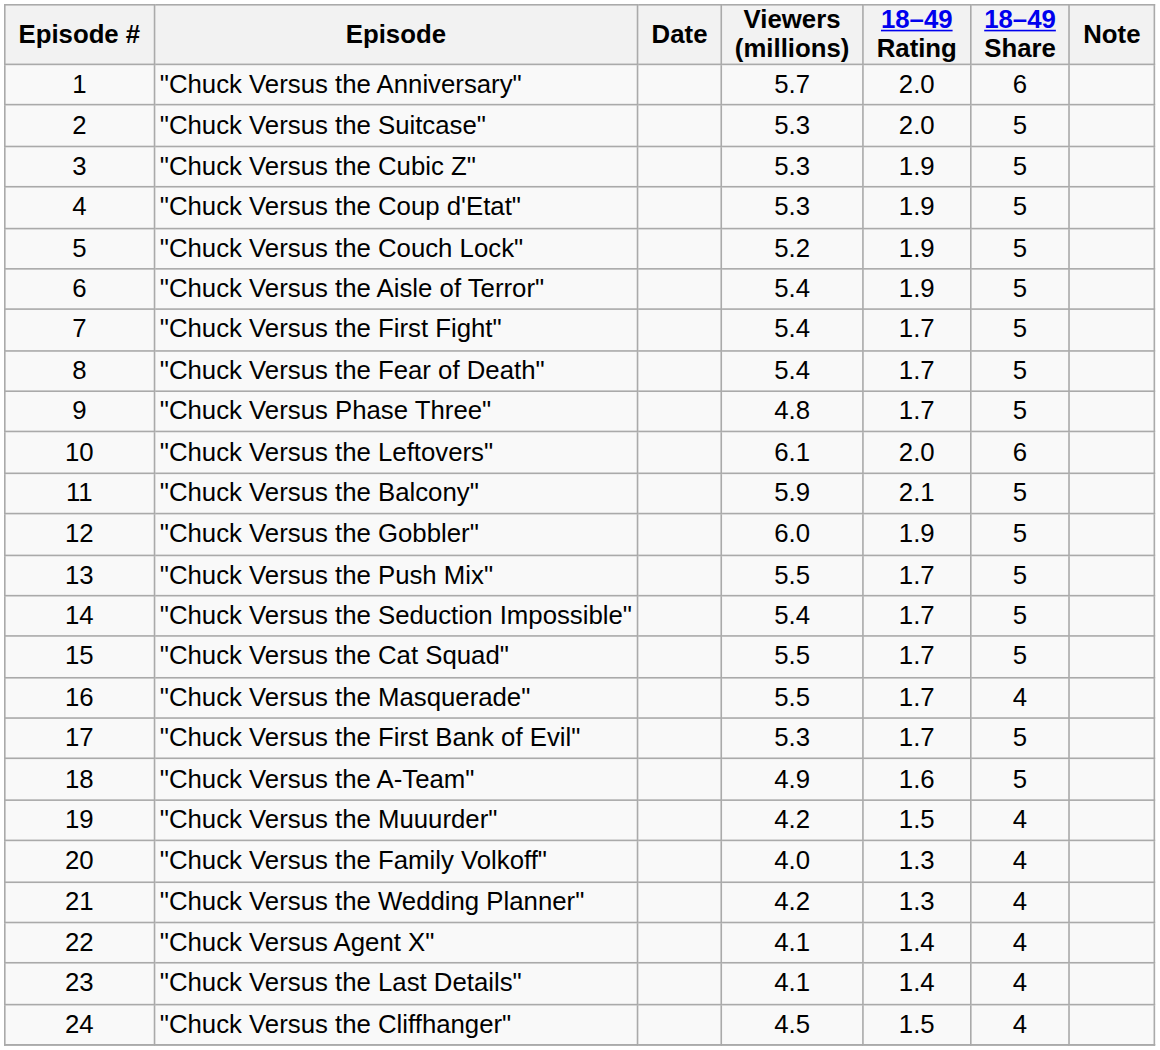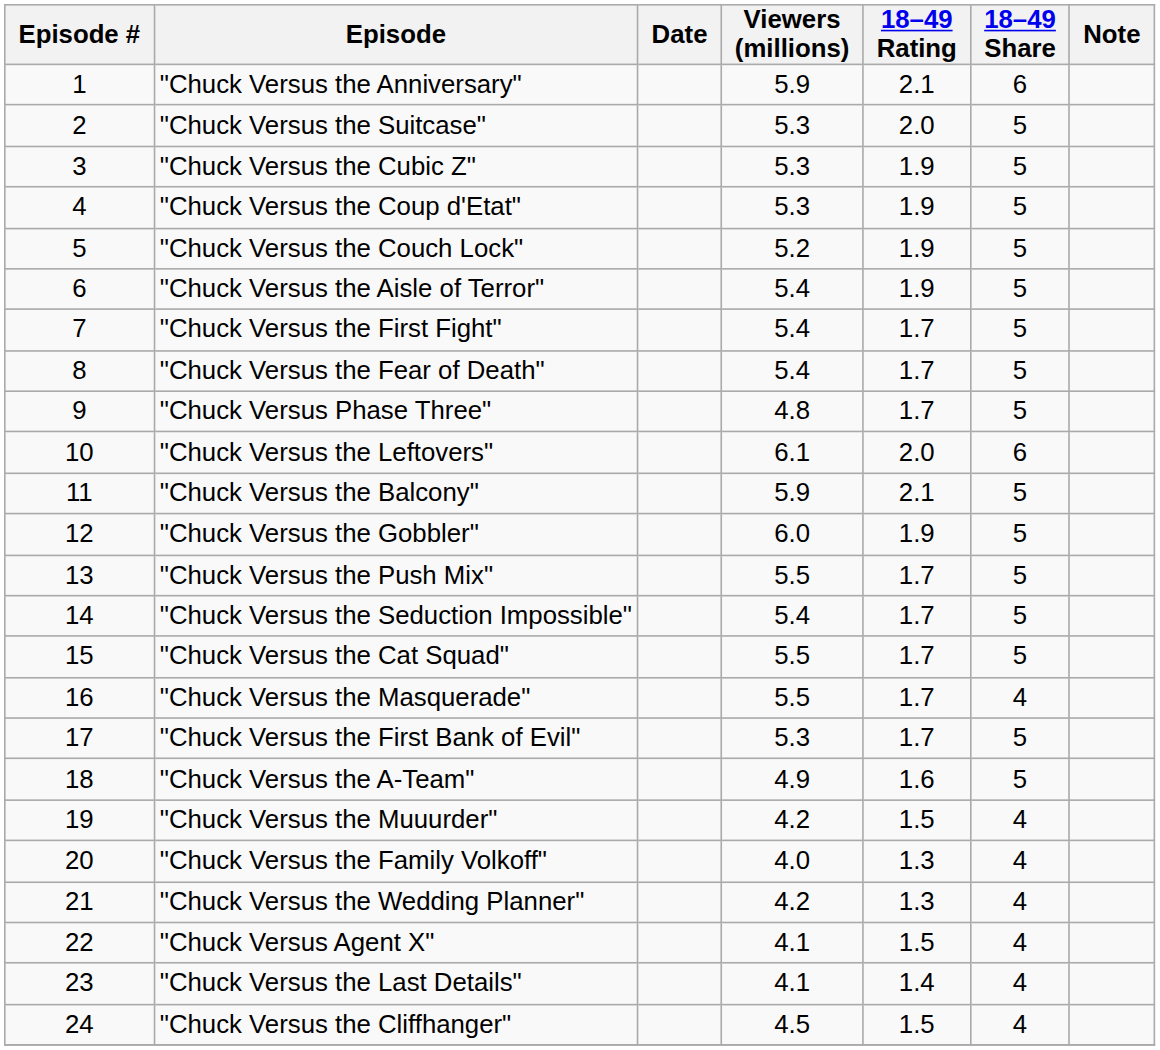(792, 84) 5.7 -> (792, 84) 5.9
(917, 84) 2.0 -> (917, 84) 2.1
(917, 942) 1.4 -> (917, 942) 1.5
